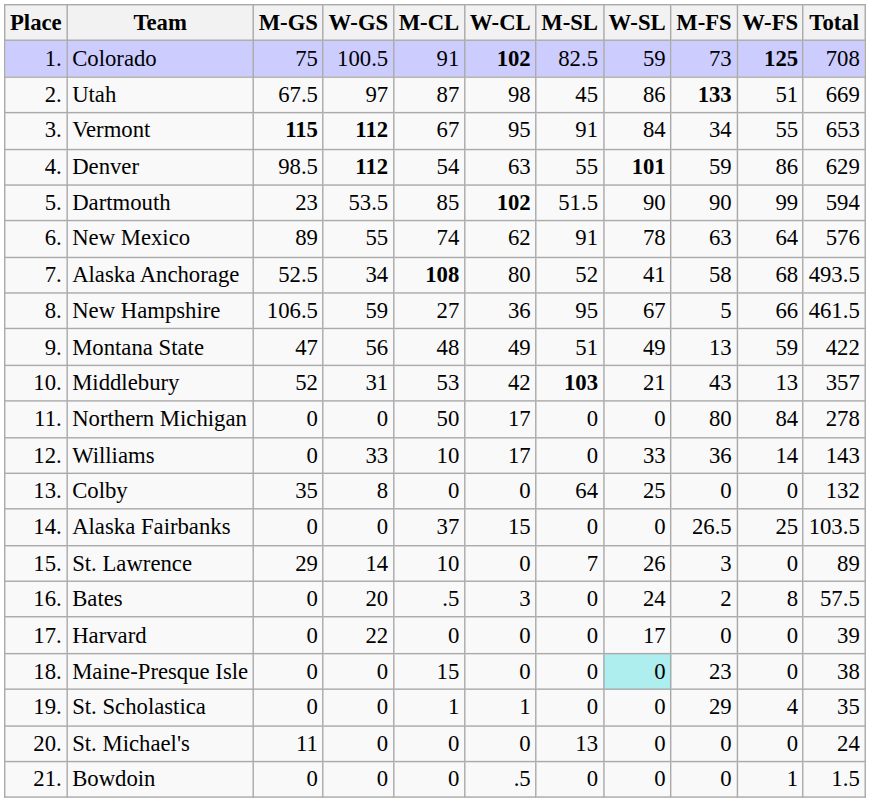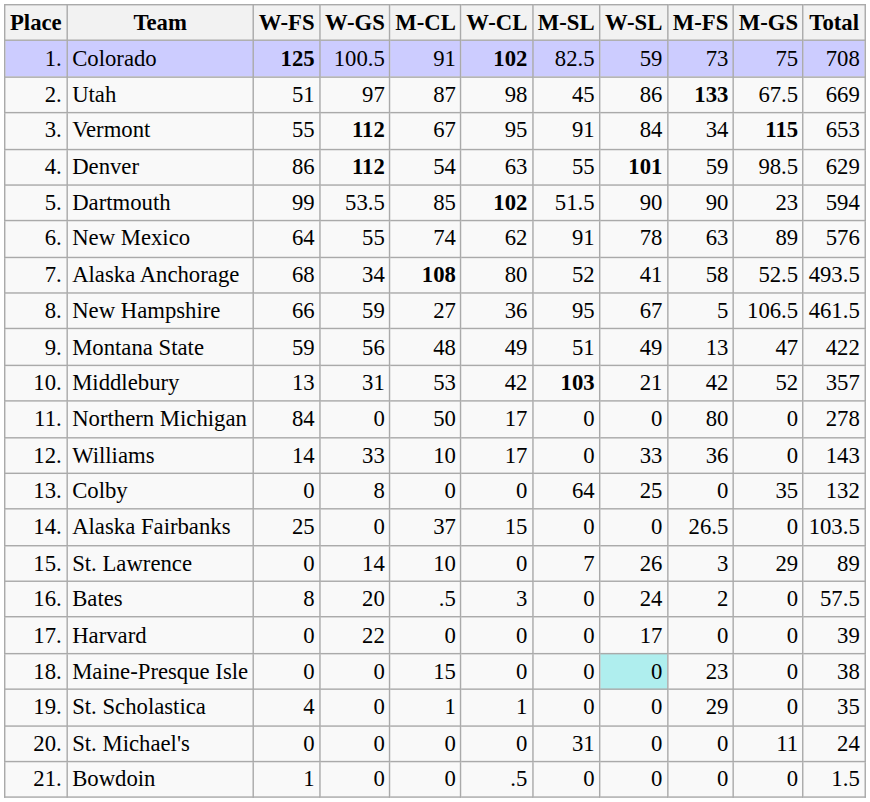columns swapped: (288, 22) <-> (770, 22)
(720, 382) 43 -> (717, 382) 42
(587, 743) 13 -> (583, 743) 31
